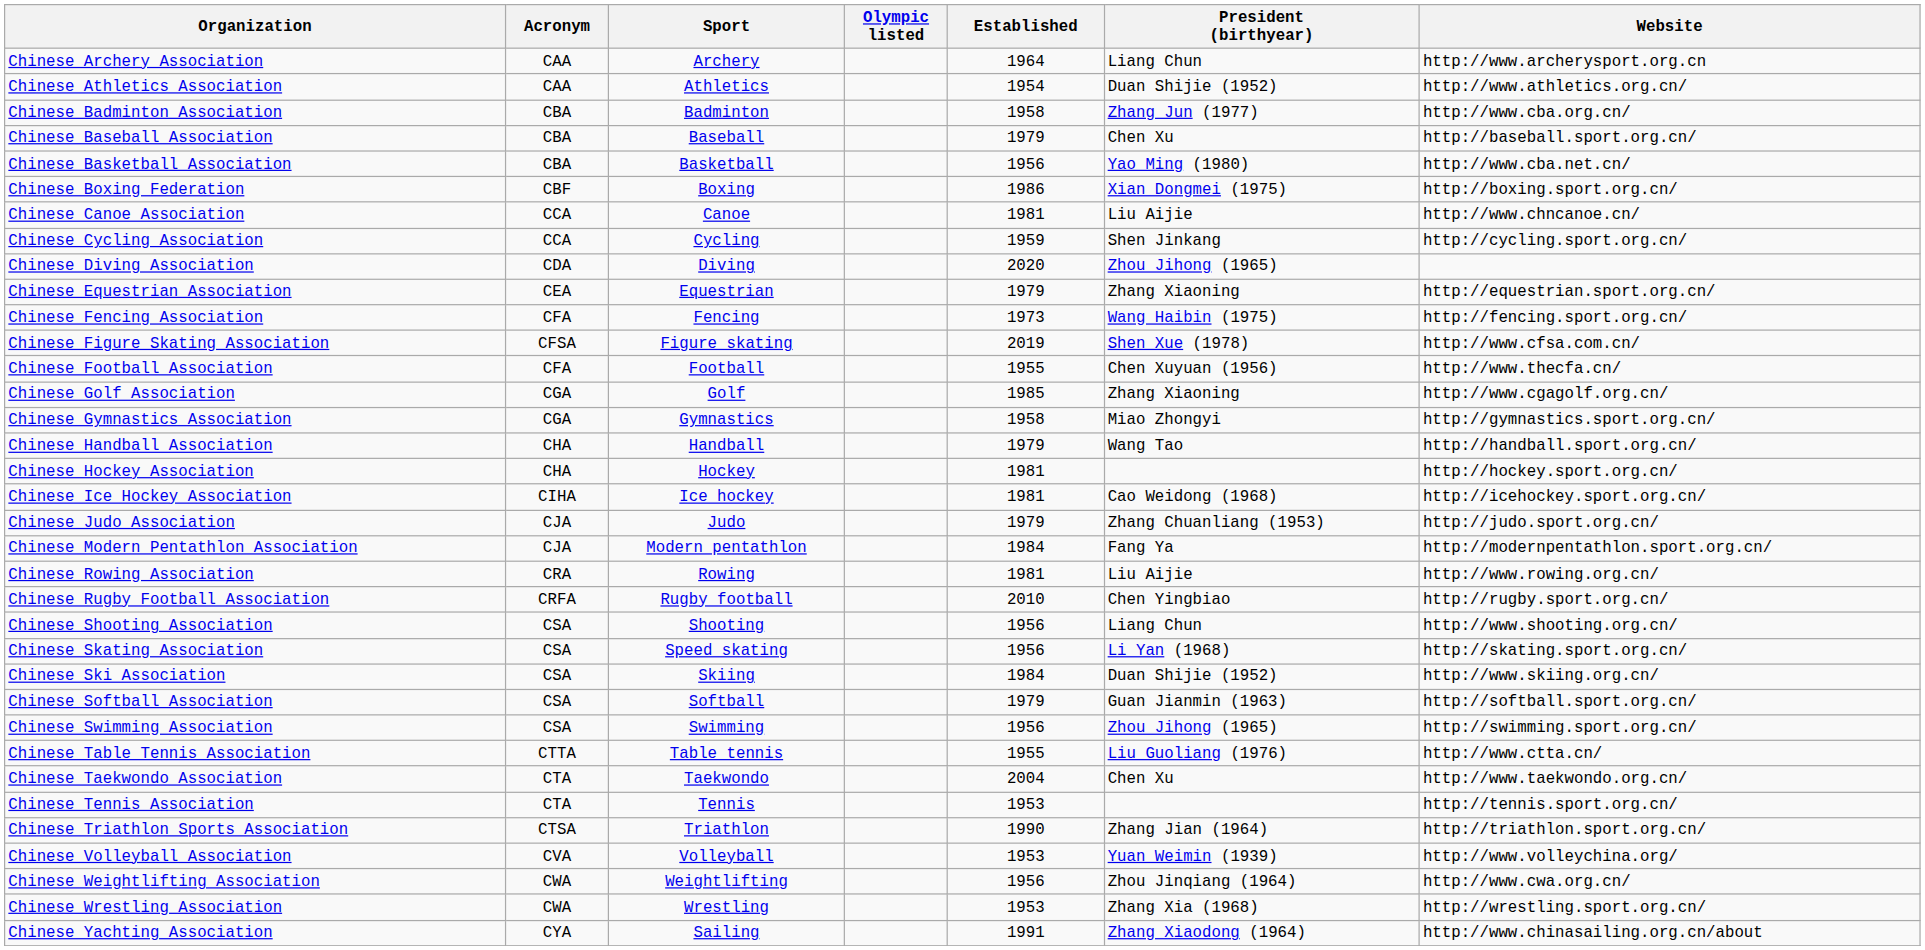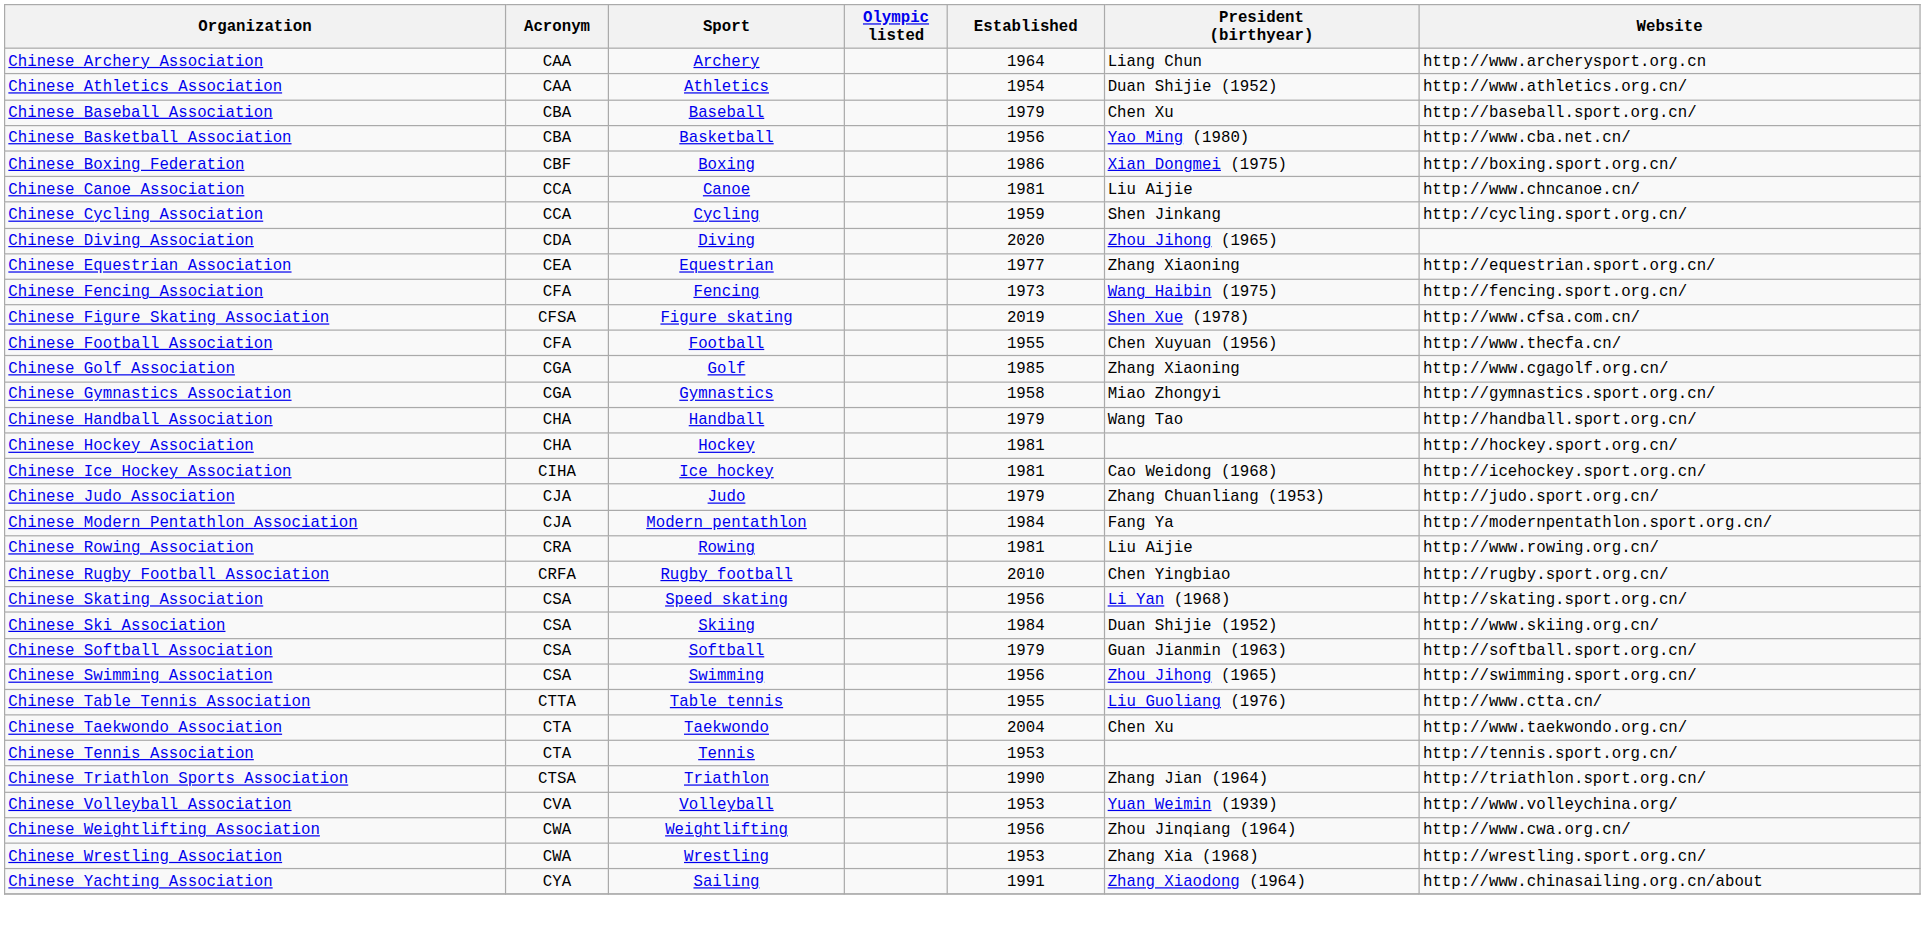- row: (145, 112)
(1026, 292) 1979 -> (1026, 266) 1977
- row: (141, 625)
